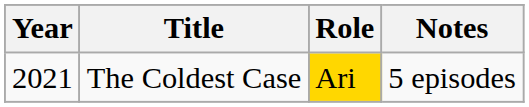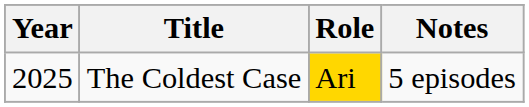(42, 76) 2021 -> (42, 76) 2025
